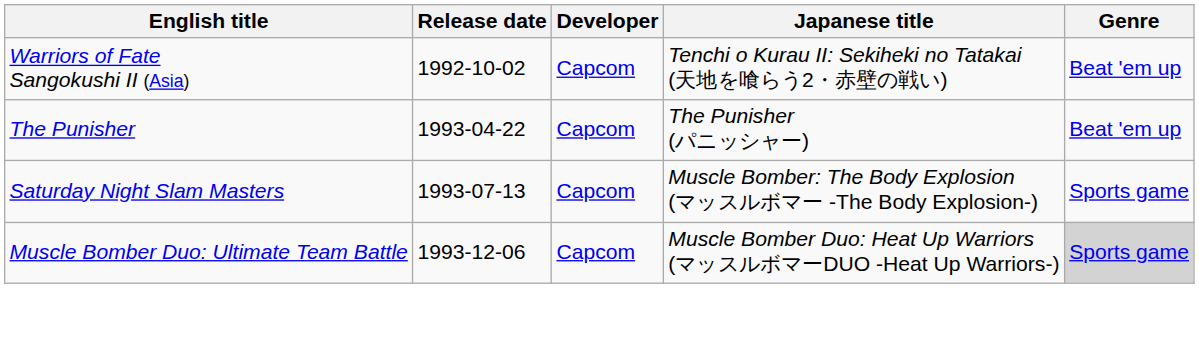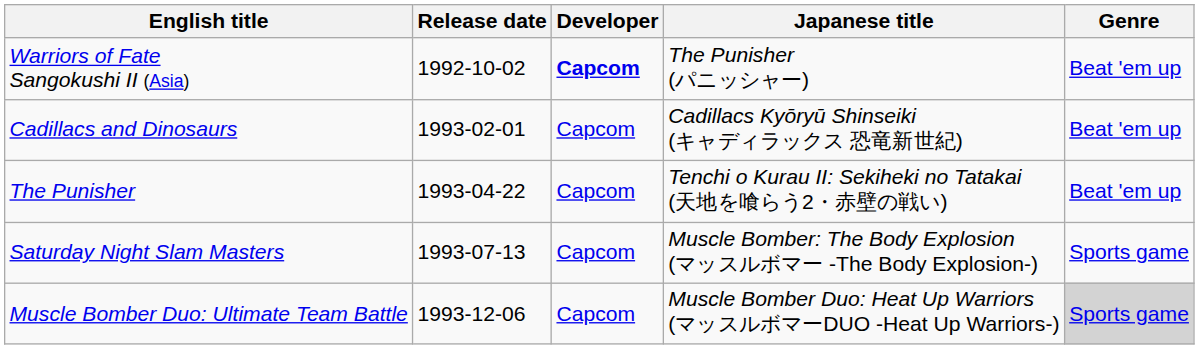(596, 68) normal -> (598, 68) bold
(845, 67) Tenchi o Kurau II: Sekiheki no Tatakai (天地を喰らう2・赤壁の戦い) -> (739, 67) The Punisher (パニッシャー)
+ row: (123, 129)
(739, 128) The Punisher (パニッシャー) -> (845, 189) Tenchi o Kurau II: Sekiheki no Tatakai (天地を喰らう2・赤壁の戦い)
